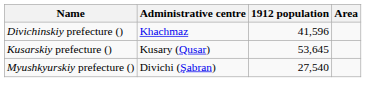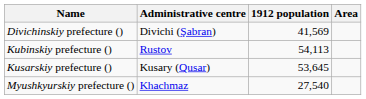(164, 31) Khachmaz -> (178, 31) Divichi (Şabran)
(313, 31) 41,596 -> (313, 31) 41,569
+ row: (59, 49)
(178, 67) Divichi (Şabran) -> (164, 85) Khachmaz
